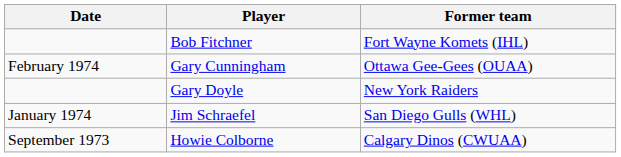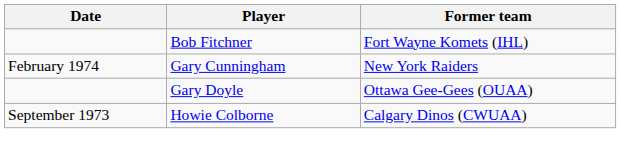(448, 66) Ottawa Gee-Gees (OUAA) -> (421, 66) New York Raiders
(421, 90) New York Raiders -> (448, 90) Ottawa Gee-Gees (OUAA)
- row: (213, 115)
